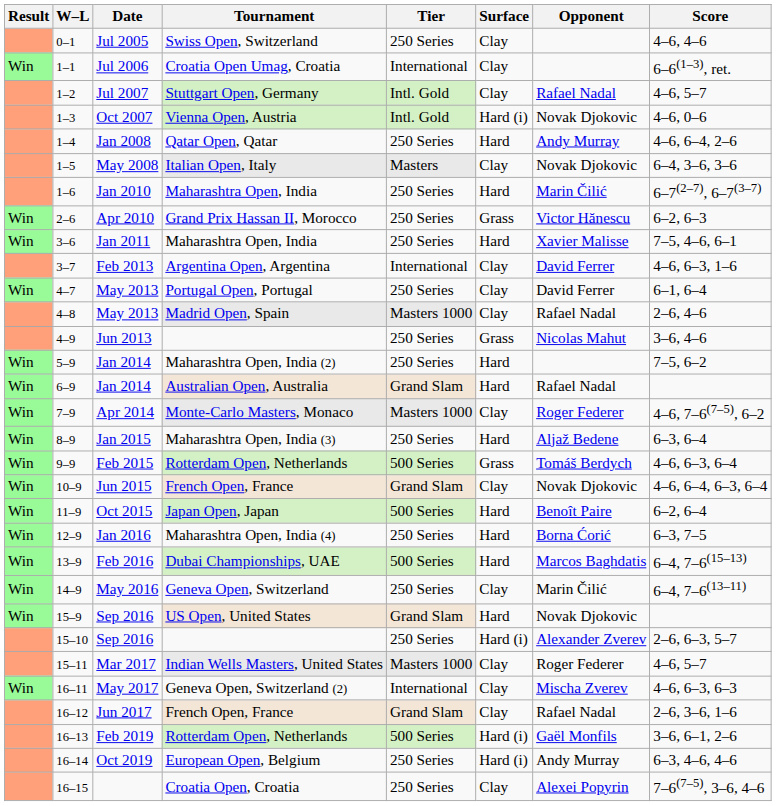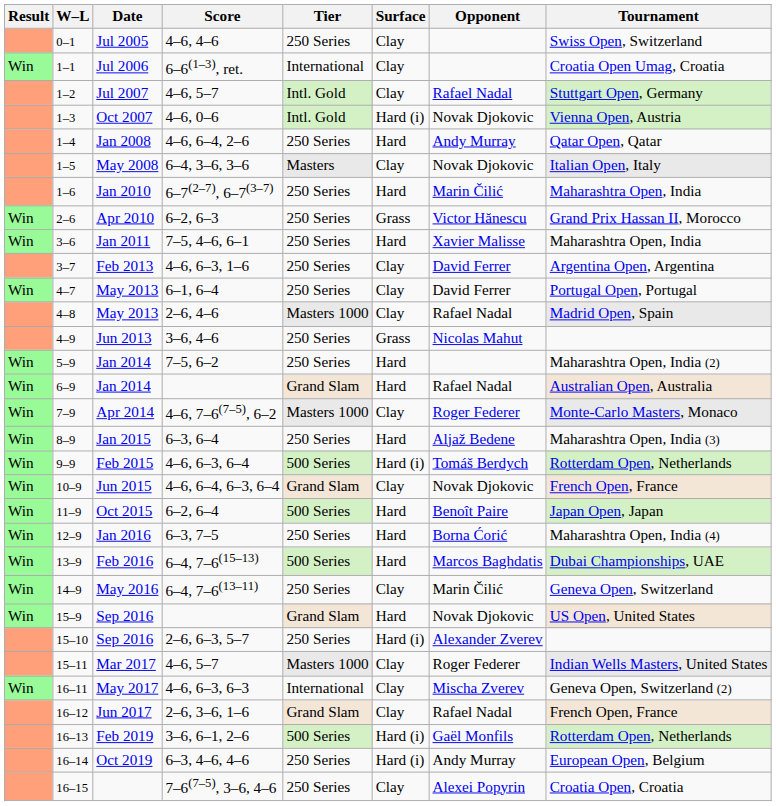columns swapped: (274, 16) <-> (710, 16)
(429, 265) International -> (318, 265) 250 Series
(497, 462) Grass -> (400, 462) Hard (i)
